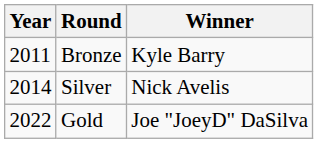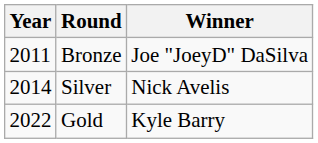(178, 54) Kyle Barry -> (220, 54) Joe "JoeyD" DaSilva
(220, 120) Joe "JoeyD" DaSilva -> (178, 120) Kyle Barry
